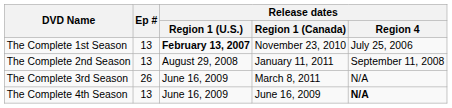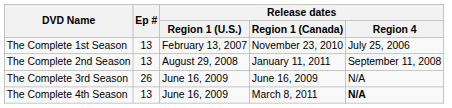(206, 45) bold -> (204, 45) normal
(288, 78) March 8, 2011 -> (285, 78) June 16, 2009
(288, 95) June 16, 2009 -> (285, 95) March 8, 2011
